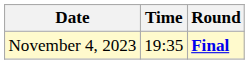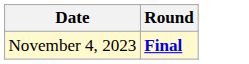- column: (164, 18)
